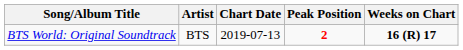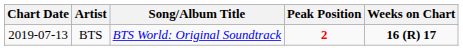columns swapped: (250, 14) <-> (92, 14)
